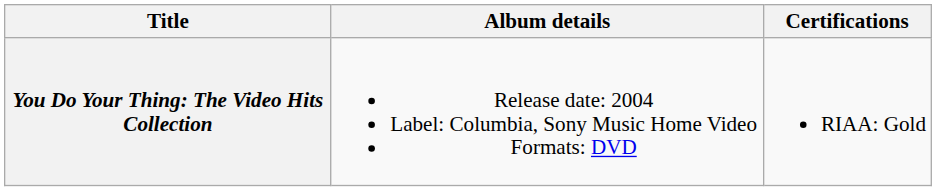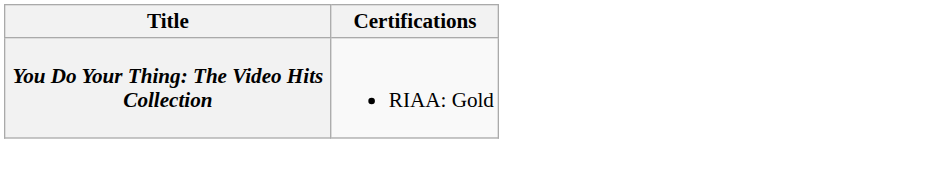- column: (547, 21)
